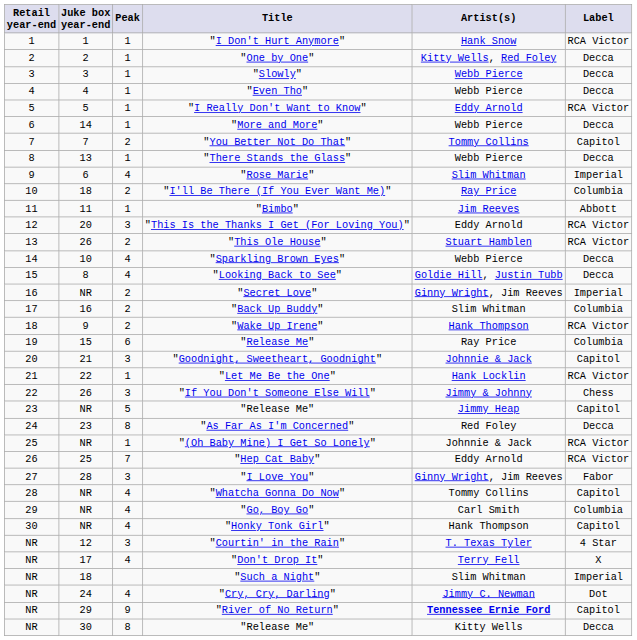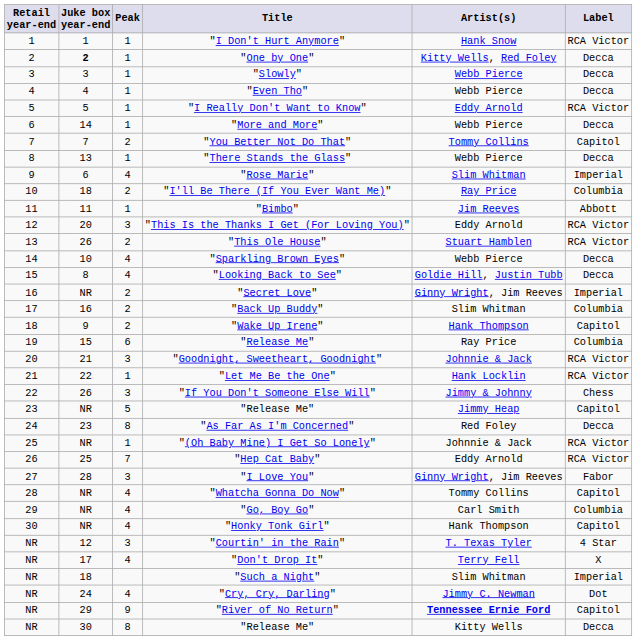(86, 58) normal -> (86, 58) bold
(598, 326) RCA Victor -> (598, 326) Capitol
(598, 359) Capitol -> (598, 359) RCA Victor
